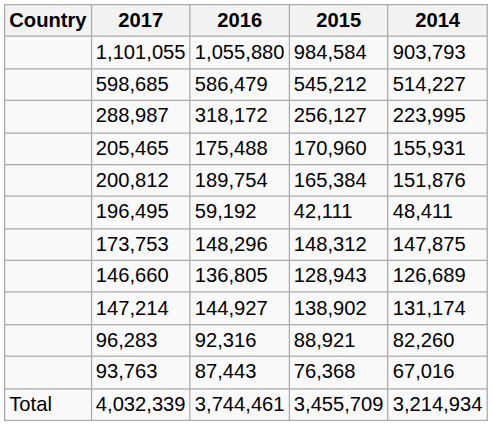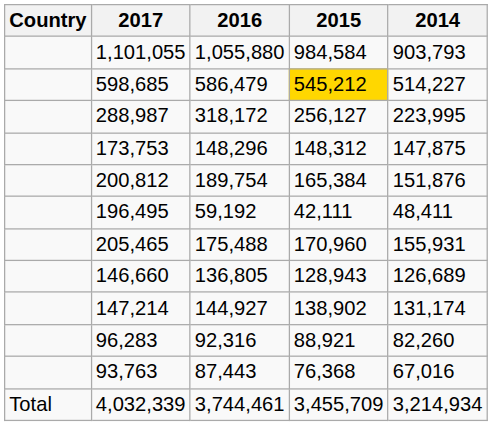(330, 84) no background -> (330, 84) gold background
rows swapped: (132, 148) <-> (132, 244)
